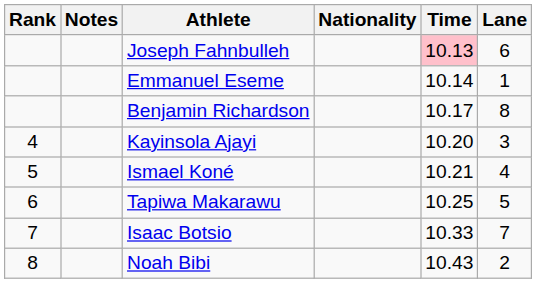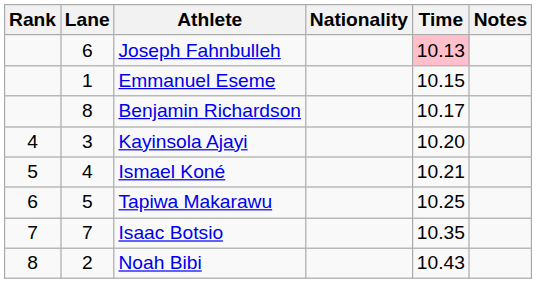columns swapped: (505, 19) <-> (91, 19)
(449, 80) 10.14 -> (441, 80) 10.15
(449, 232) 10.33 -> (441, 232) 10.35
